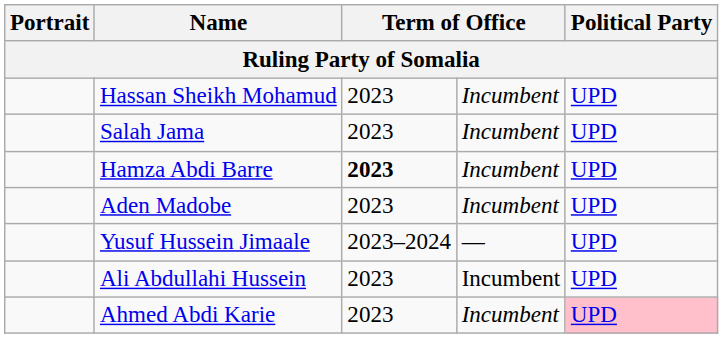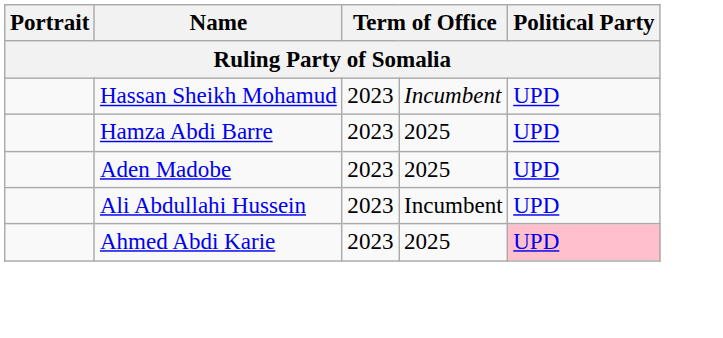- row: (152, 132)
(370, 168) bold -> (370, 132) normal
(510, 168) Incumbent -> (427, 132) 2025
(510, 205) Incumbent -> (427, 168) 2025
- row: (205, 242)
(510, 315) Incumbent -> (427, 242) 2025
